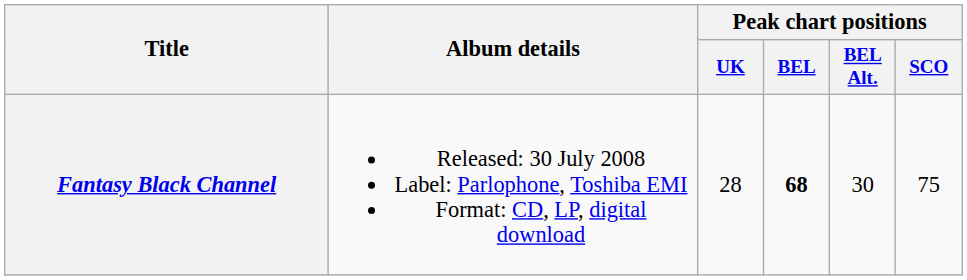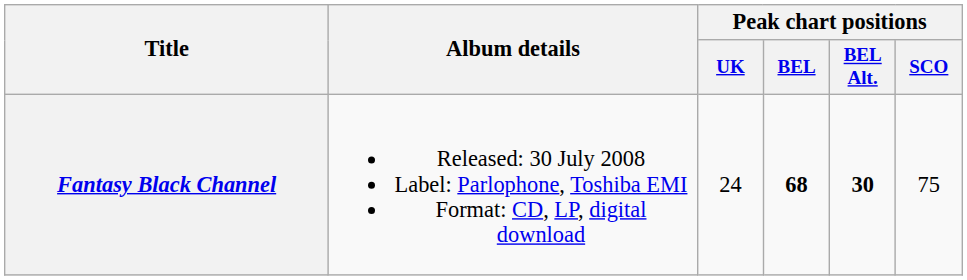(730, 184) 28 -> (730, 184) 24
(863, 184) normal -> (863, 184) bold
